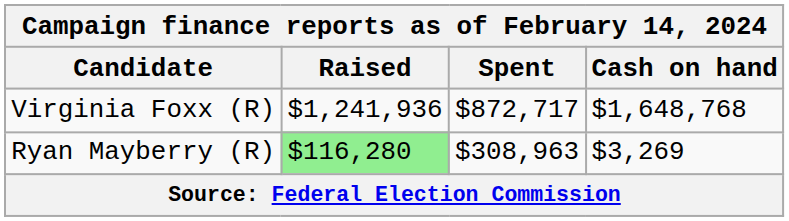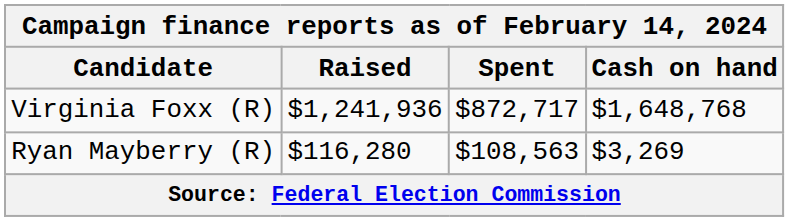(349, 153) lightgreen background -> (349, 153) no background
(517, 153) $308,963 -> (517, 153) $108,563
